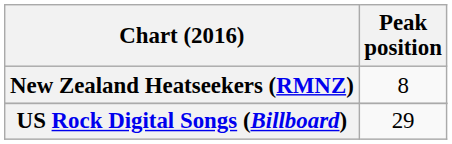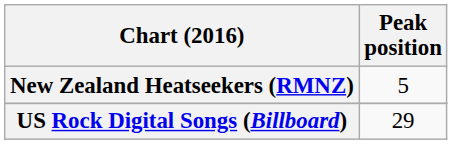(403, 84) 8 -> (403, 84) 5
